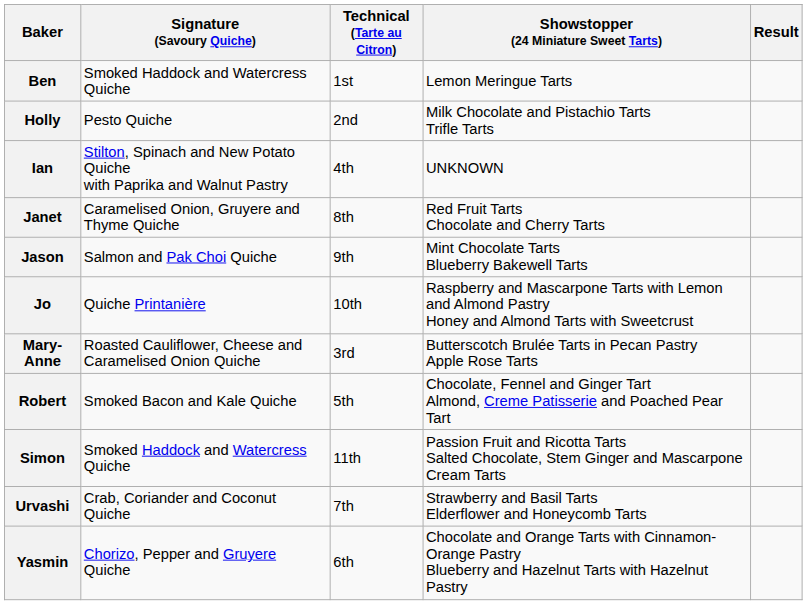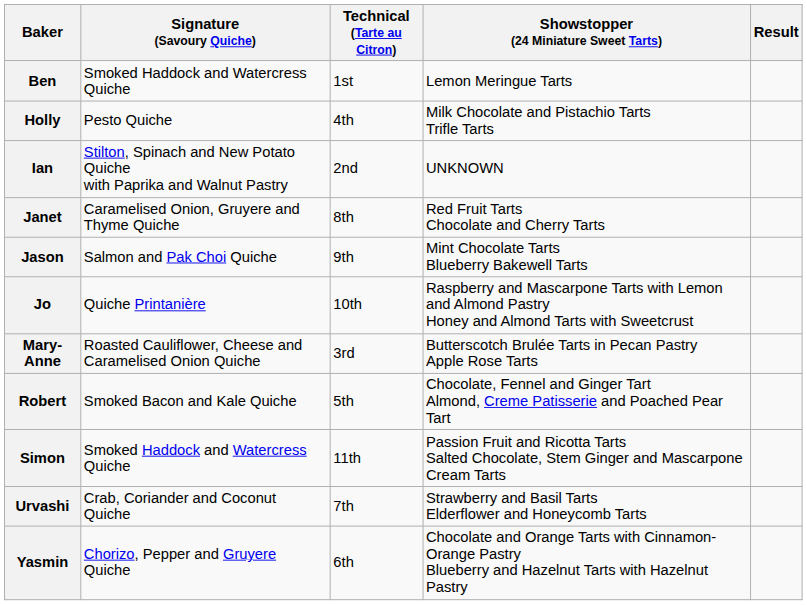(346, 120) 2nd -> (344, 120) 4th
(344, 169) 4th -> (346, 169) 2nd
